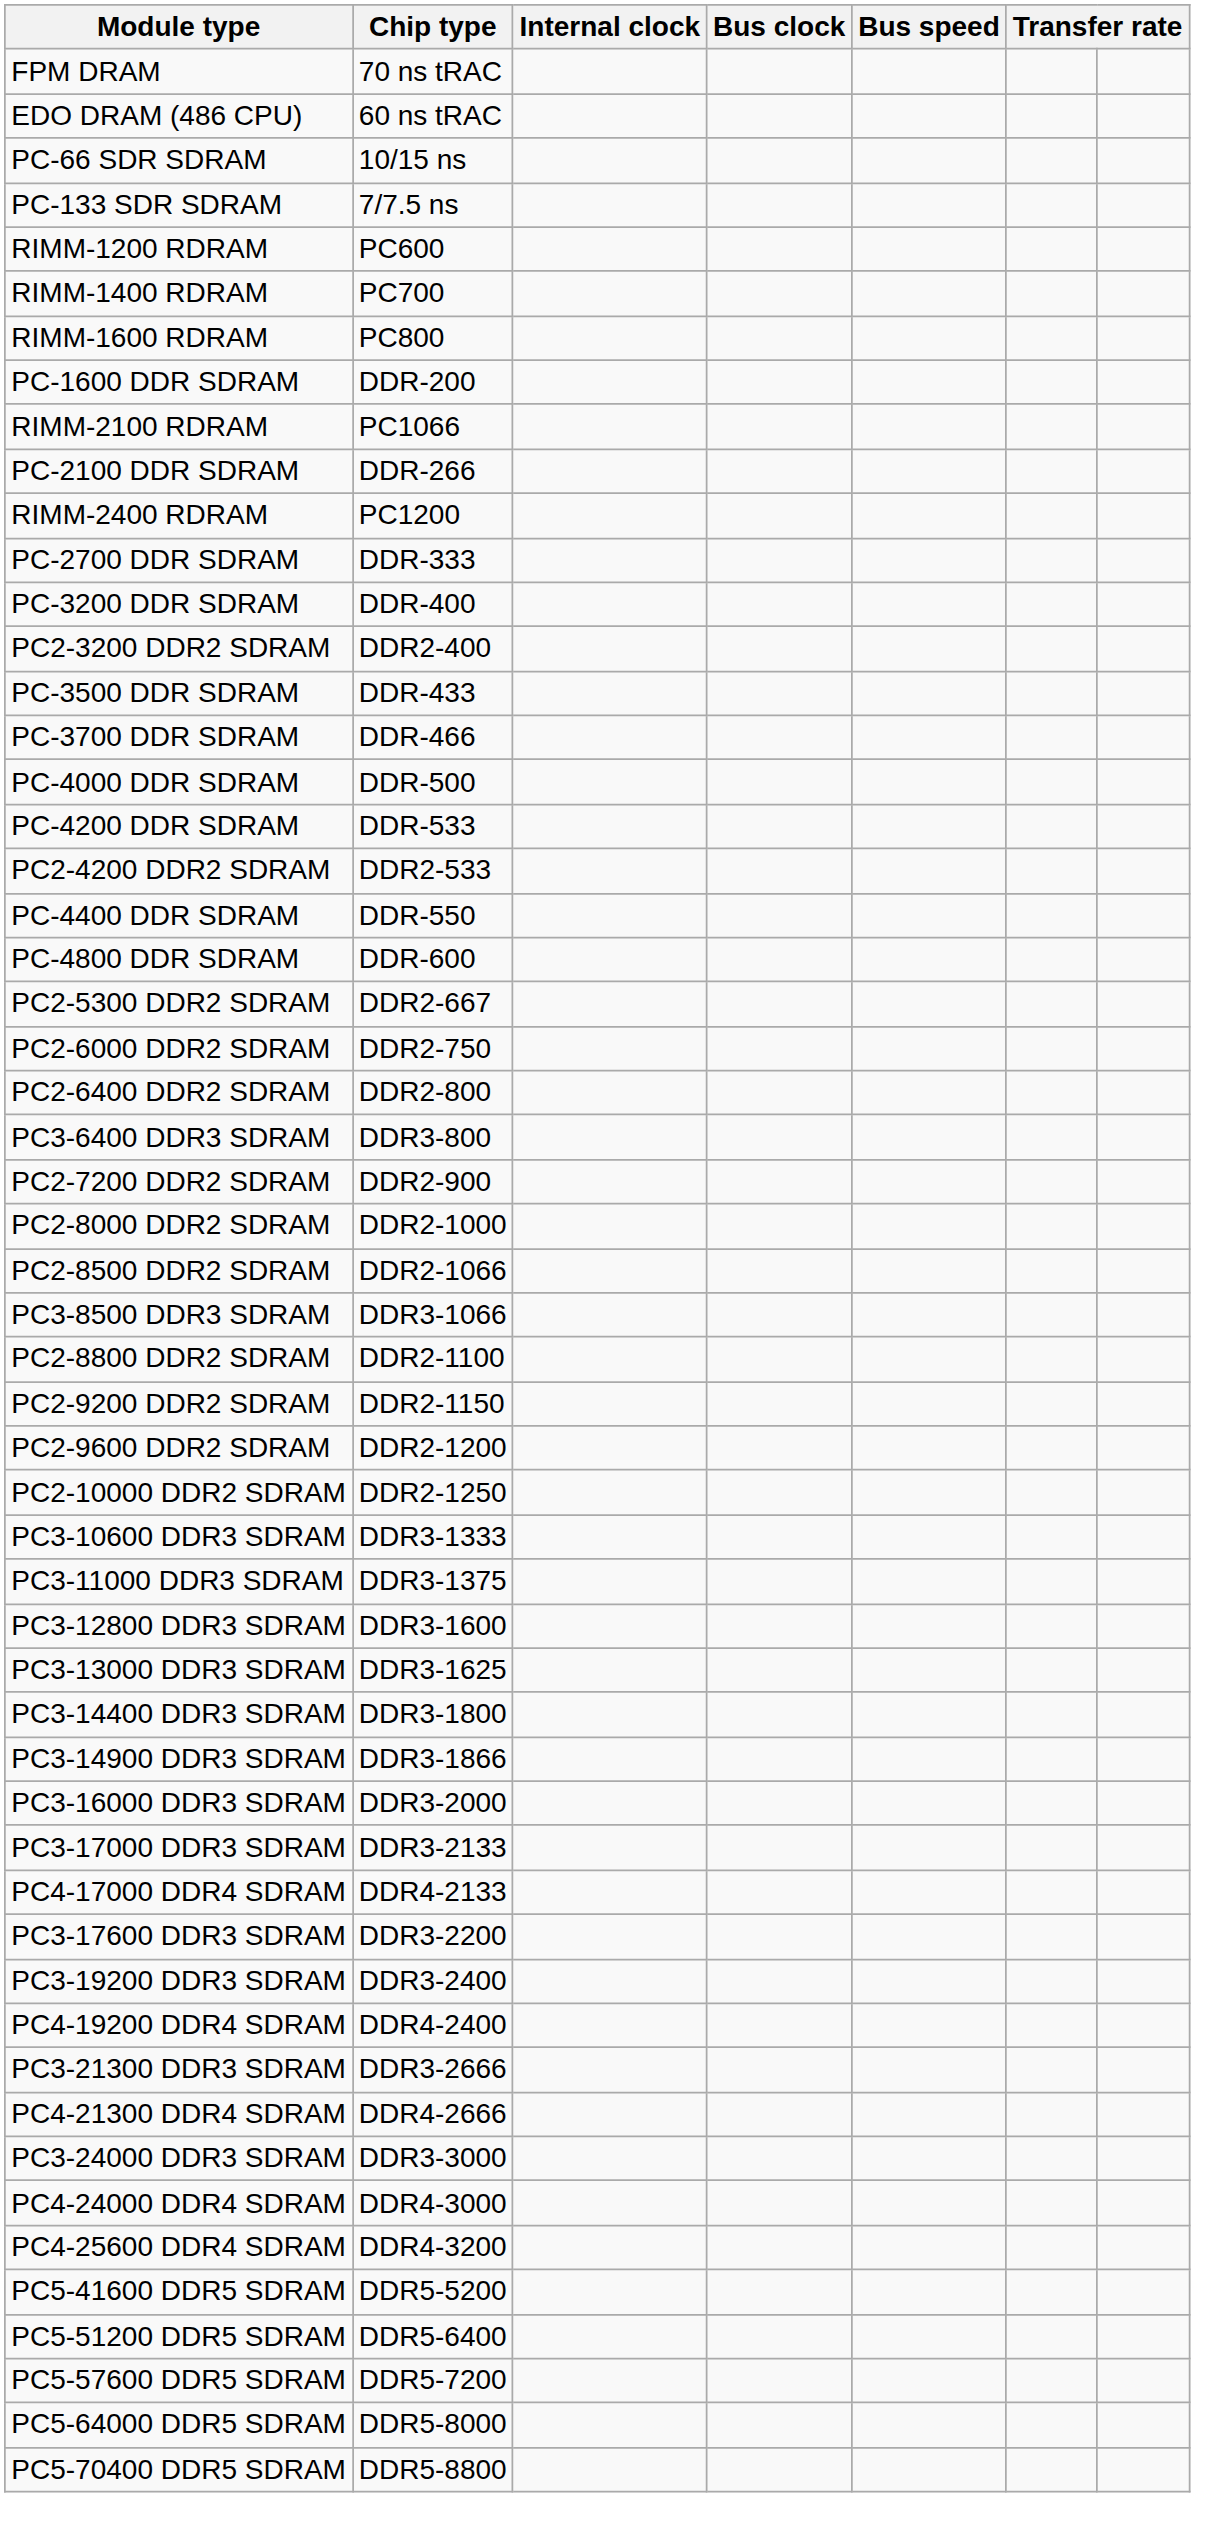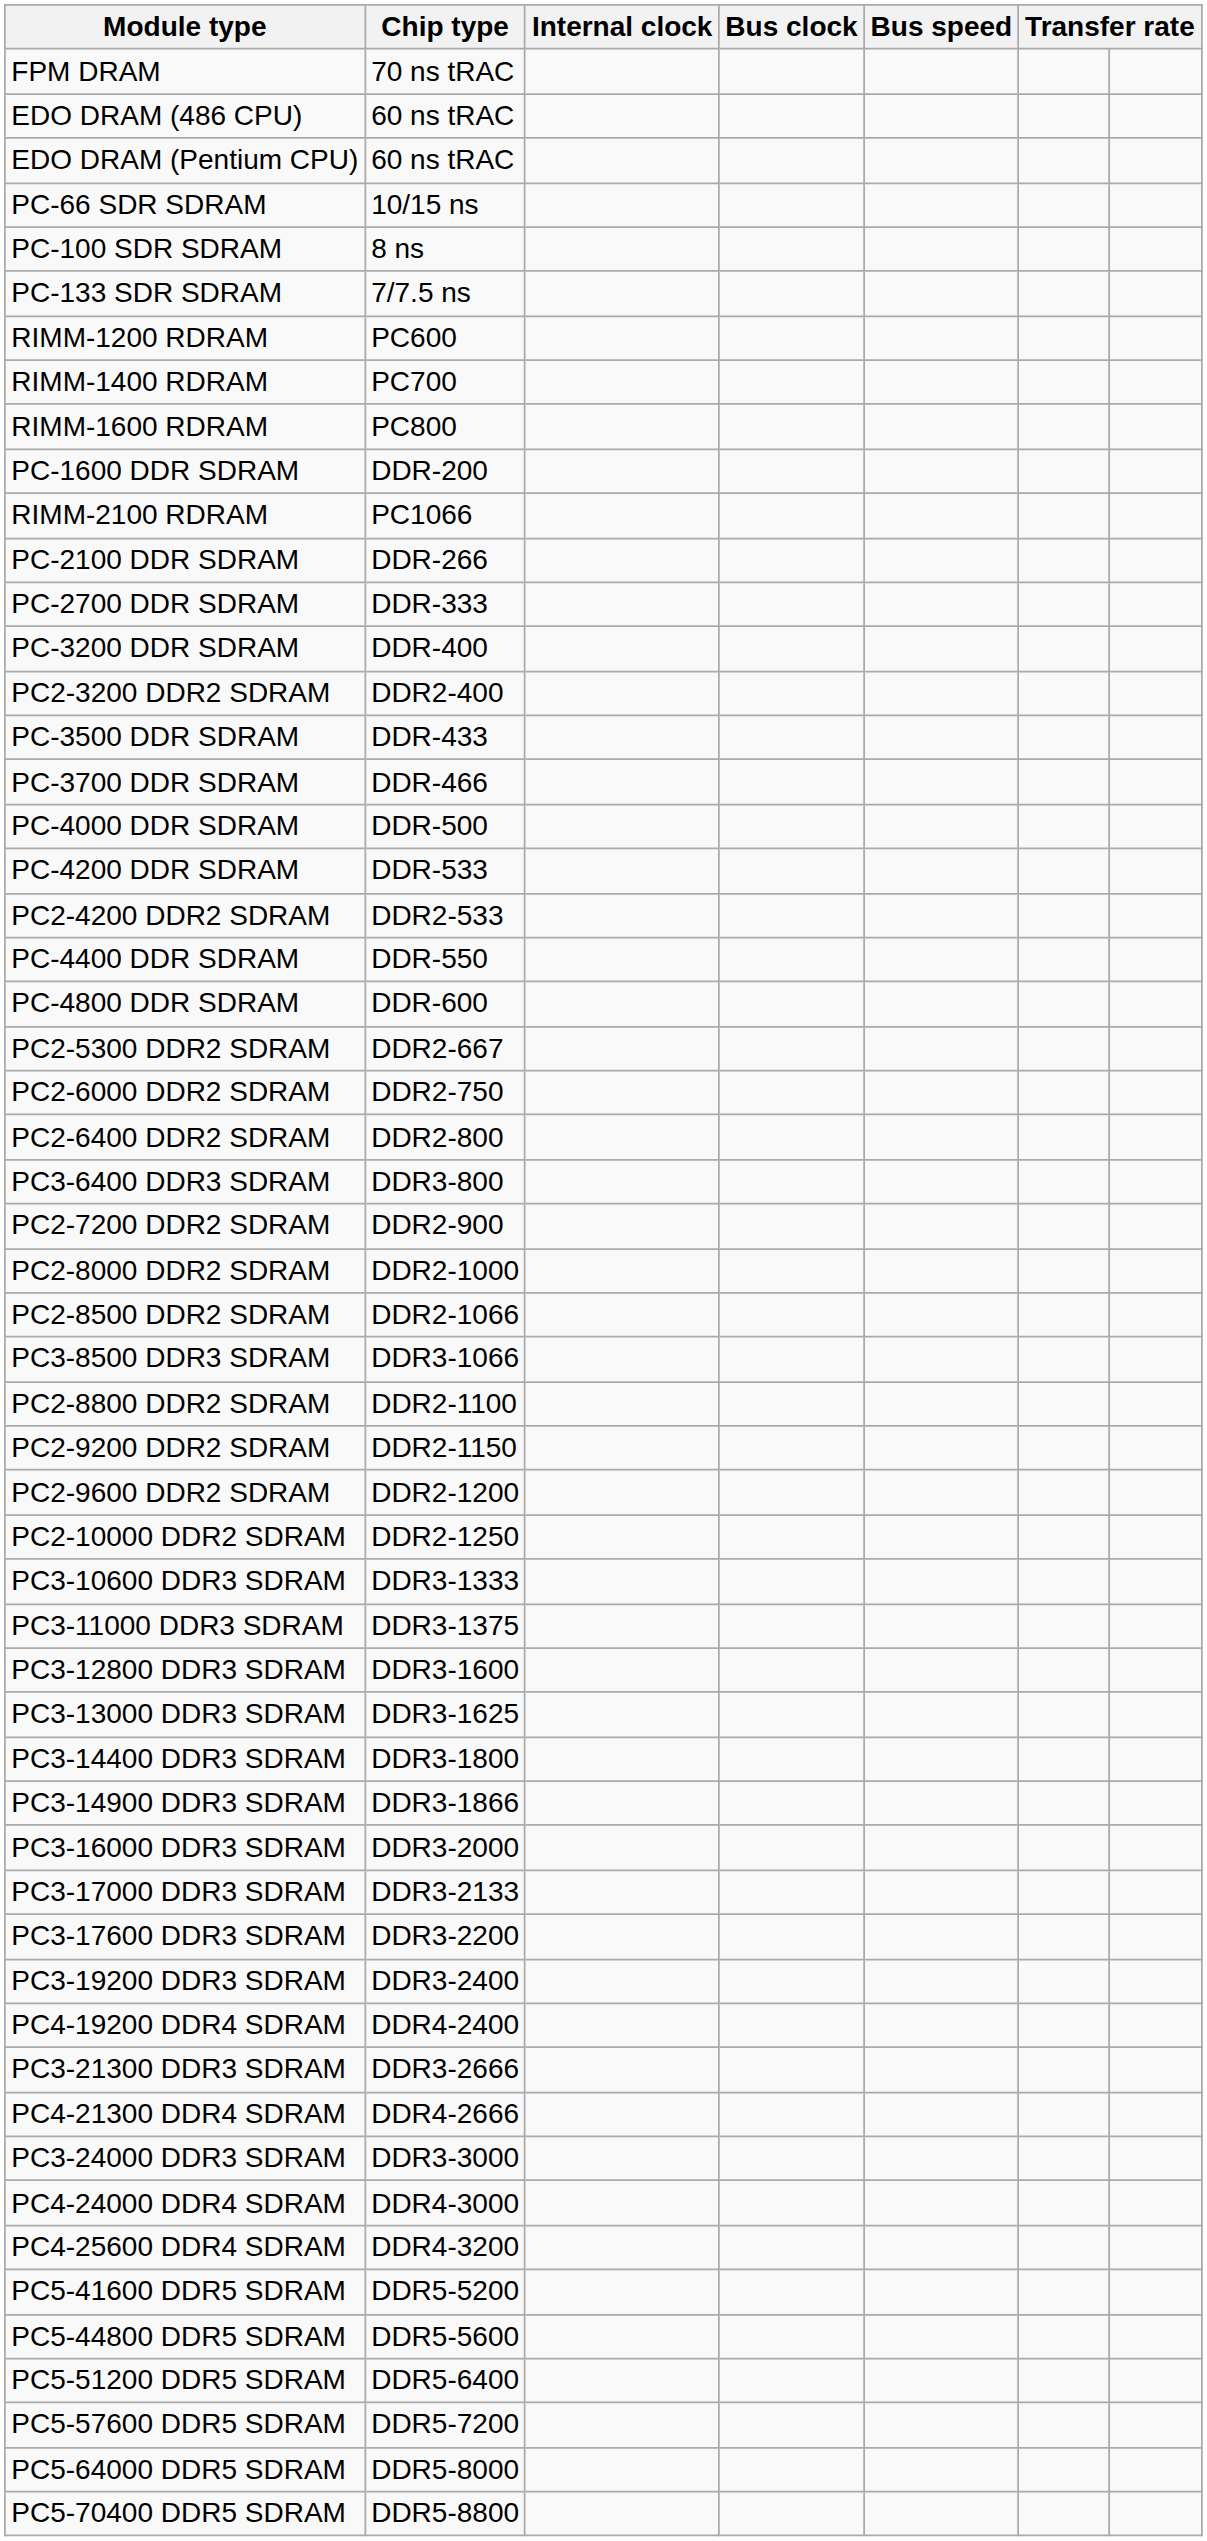+ row: (185, 159)
+ row: (147, 248)
- row: (140, 515)
- row: (179, 1891)
+ row: (179, 2335)
